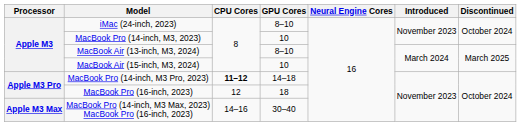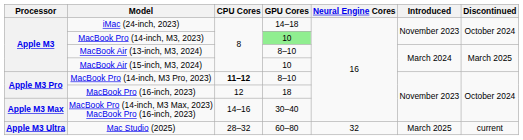(284, 25) 8–10 -> (287, 25) 14–18
(284, 38) no background -> (287, 38) lightgreen background
(284, 78) 14–18 -> (287, 78) 8–10
+ row: (141, 128)
